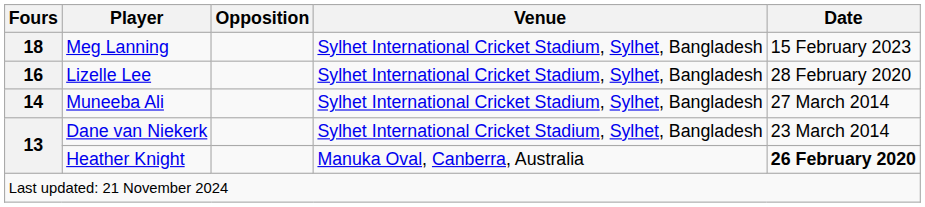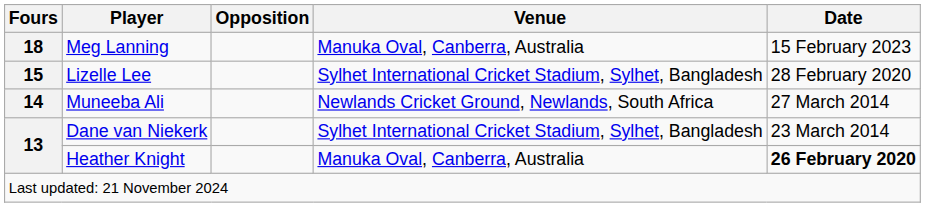(540, 46) Sylhet International Cricket Stadium, Sylhet, Bangladesh -> (451, 46) Manuka Oval, Canberra, Australia
(33, 74) 16 -> (33, 74) 15
(540, 103) Sylhet International Cricket Stadium, Sylhet, Bangladesh -> (515, 103) Newlands Cricket Ground, Newlands, South Africa
